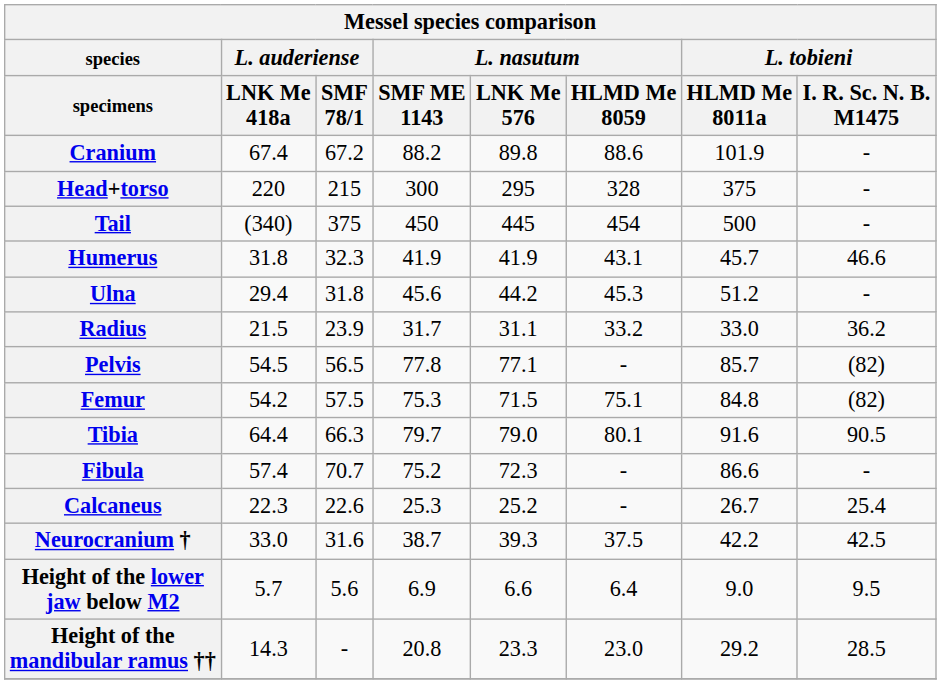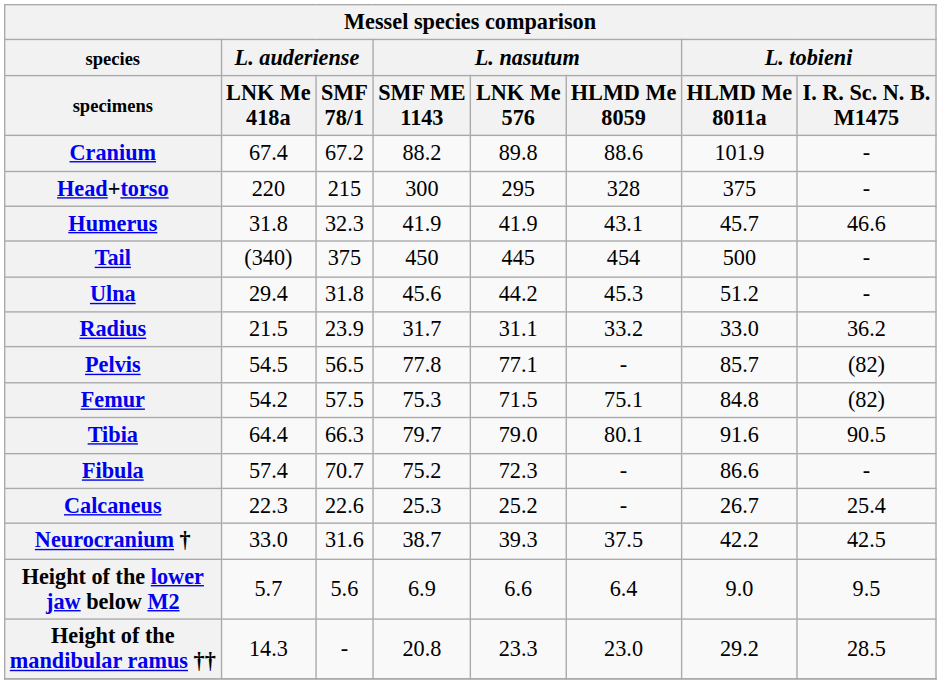rows swapped: (113, 223) <-> (113, 258)
